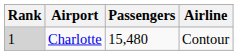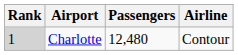(128, 38) 15,480 -> (128, 38) 12,480
